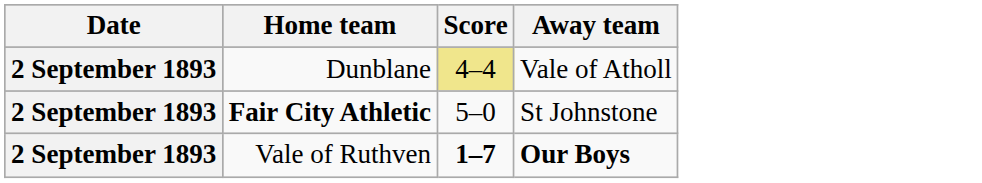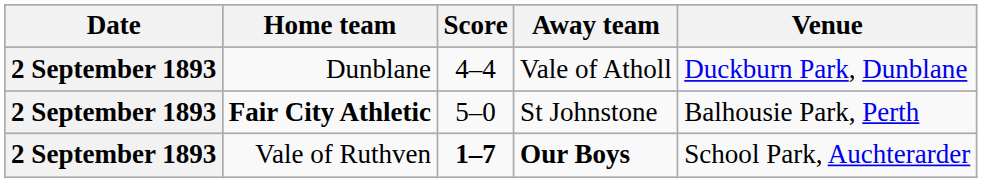+ column: (827, 25)
(476, 68) khaki background -> (476, 68) no background
